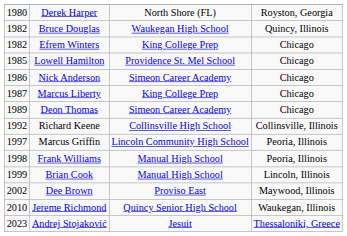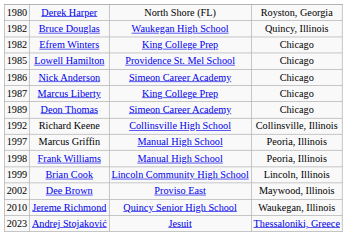(180, 142) Lincoln Community High School -> (180, 142) Manual High School
(180, 175) Manual High School -> (180, 175) Lincoln Community High School
